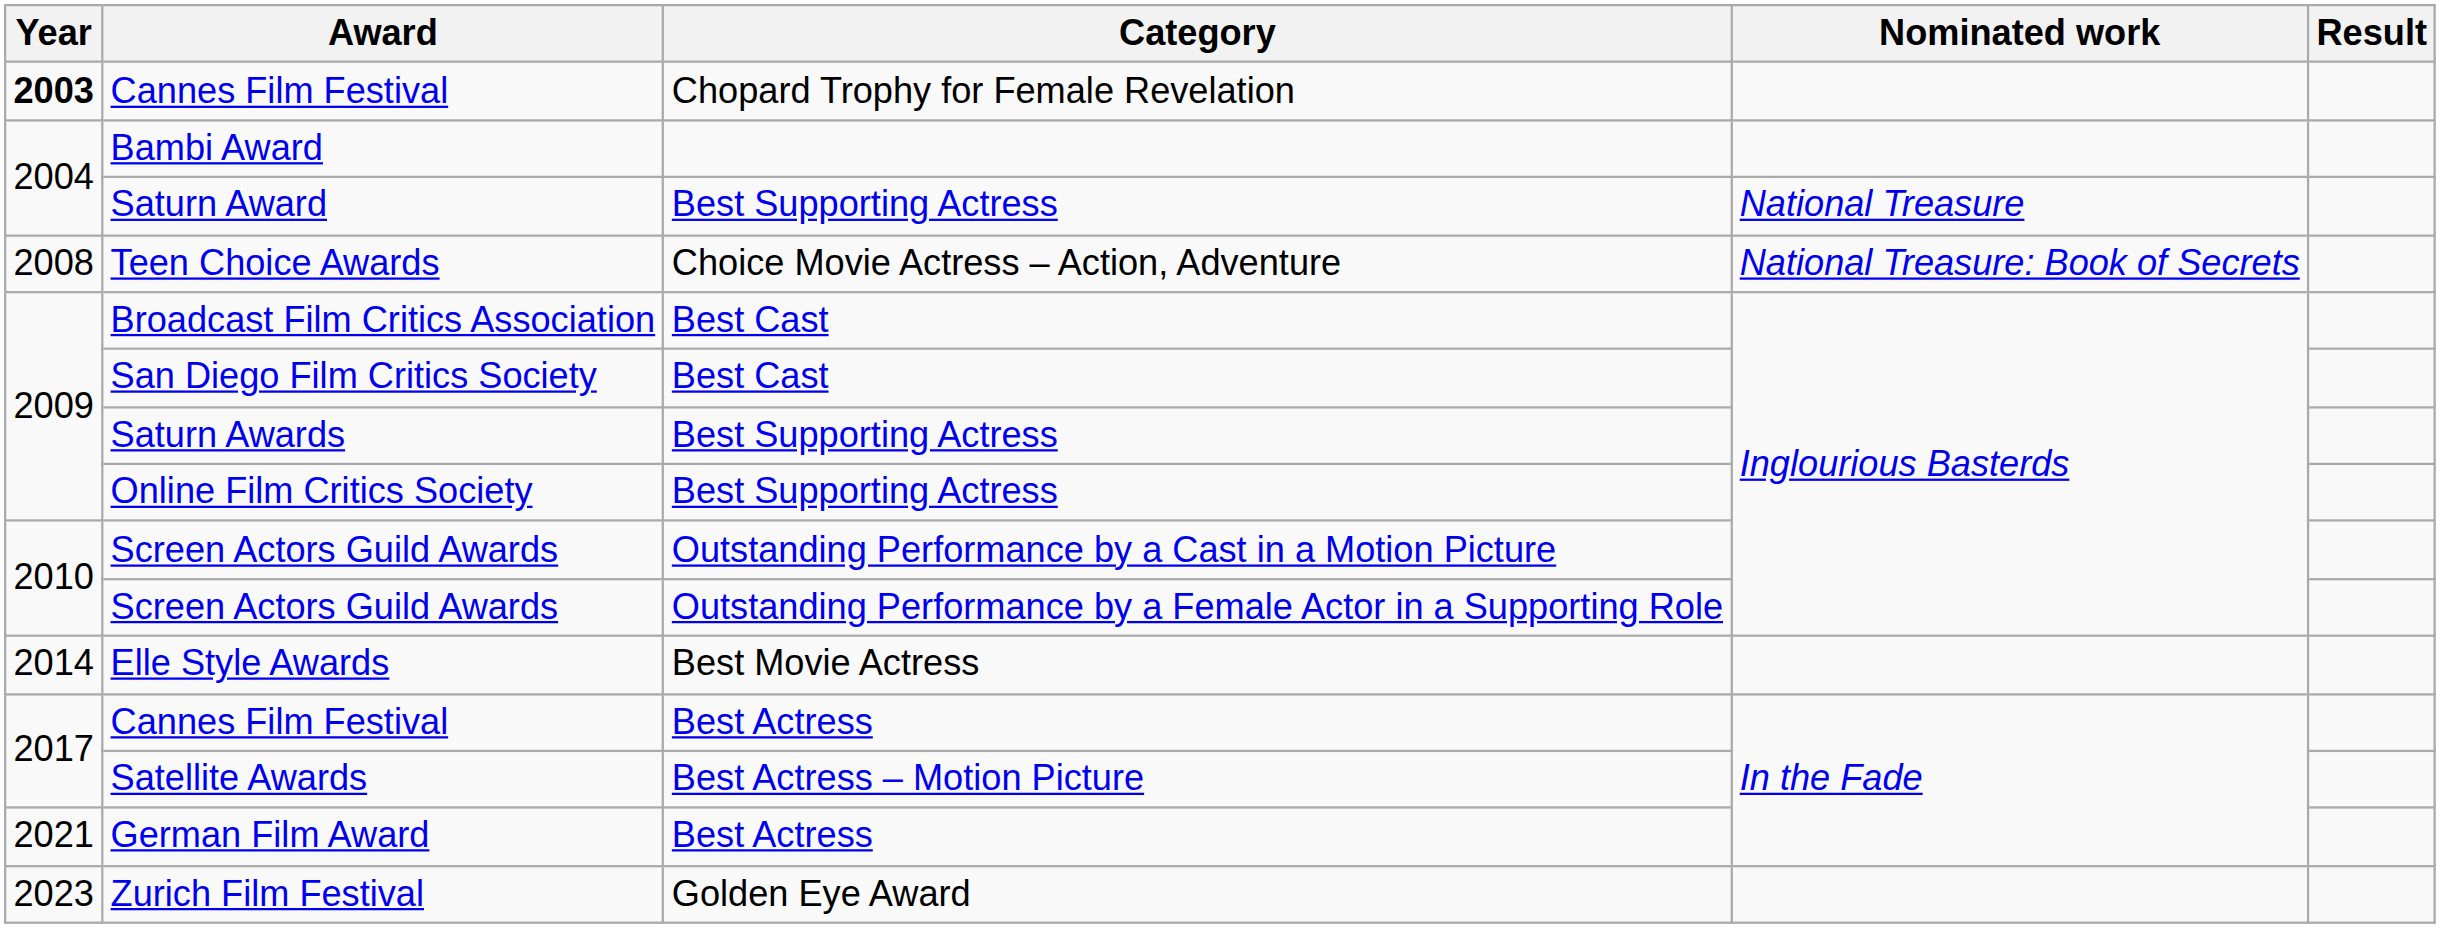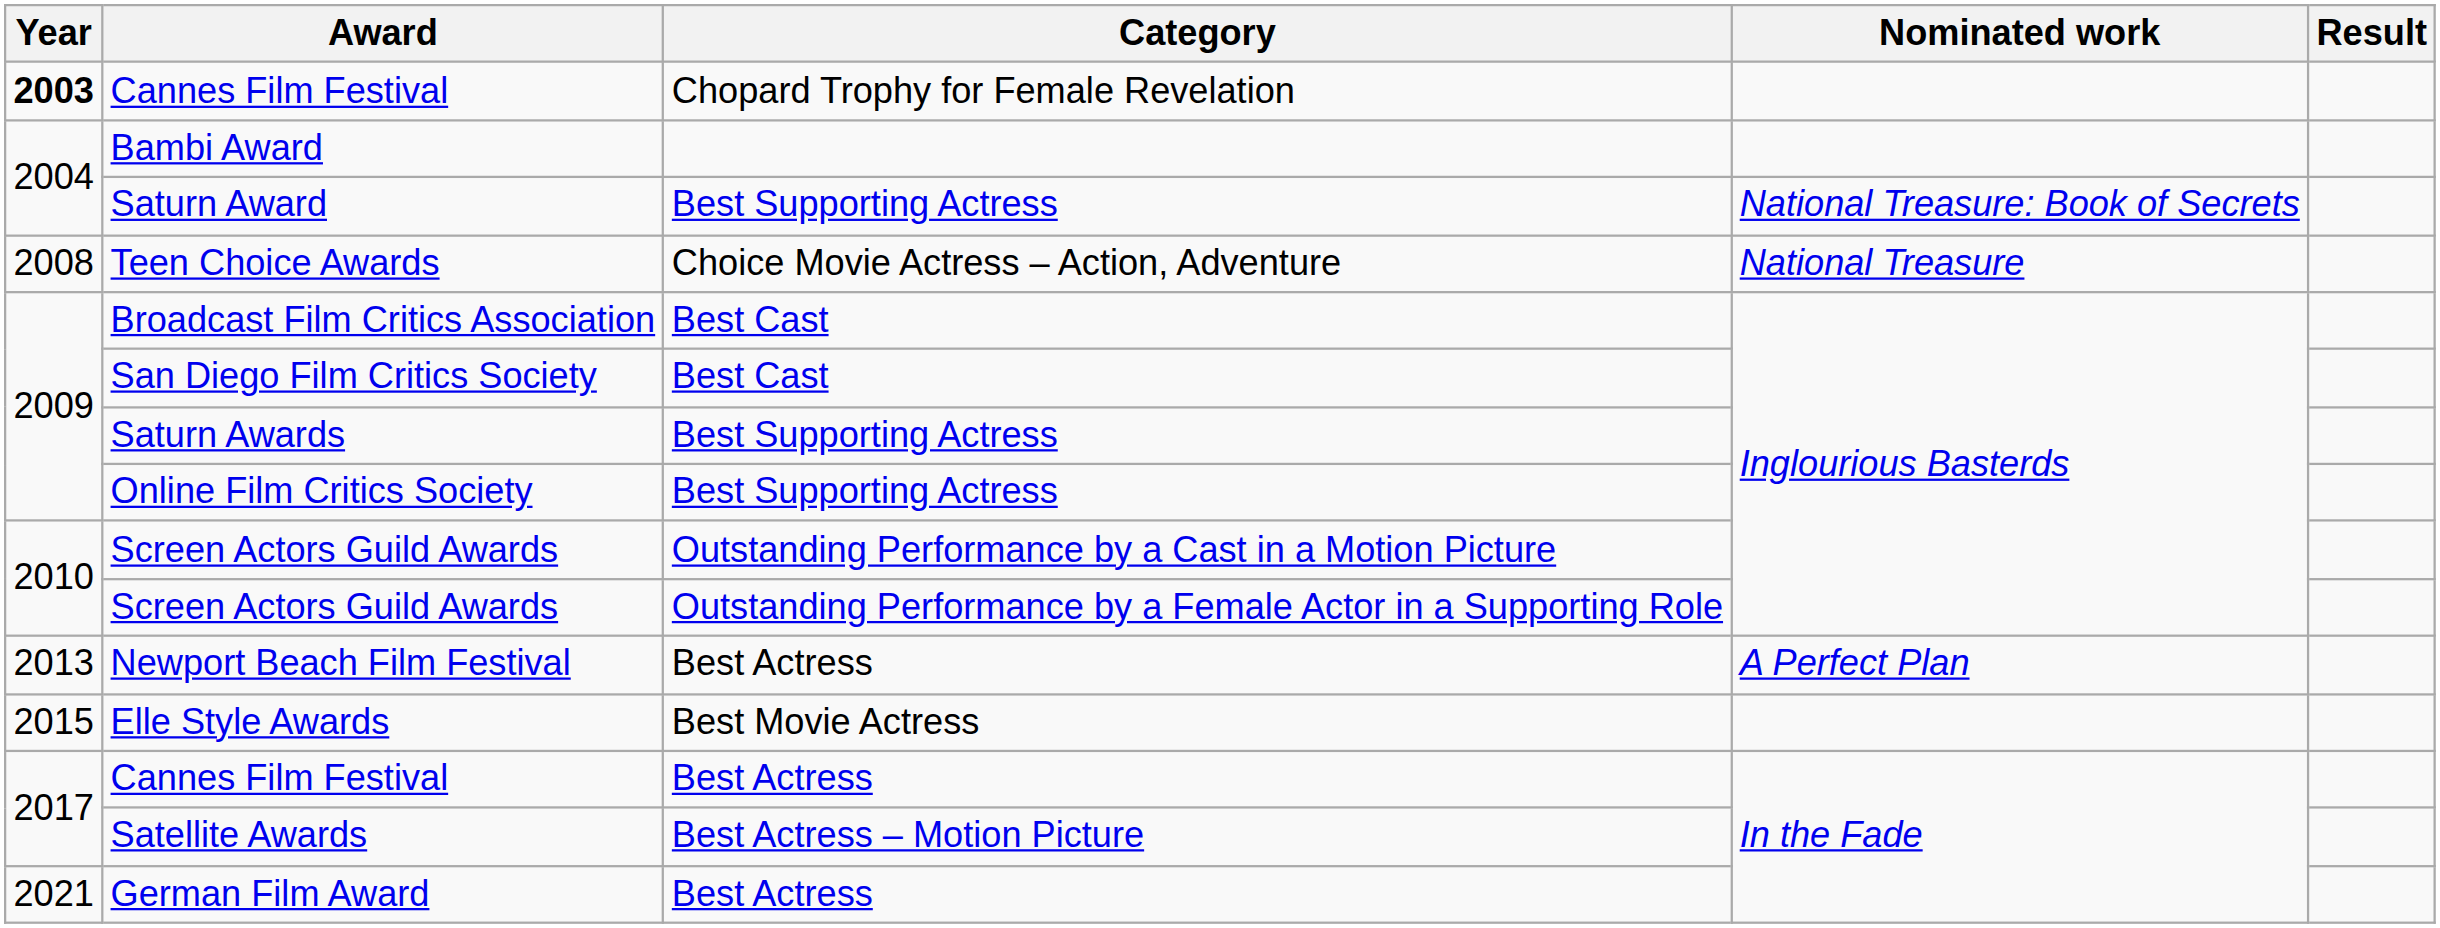(1882, 205) National Treasure -> (2020, 205) National Treasure: Book of Secrets
(2020, 262) National Treasure: Book of Secrets -> (1882, 262) National Treasure
+ row: (341, 663)
(54, 663) 2014 -> (54, 721) 2015
- row: (267, 893)
